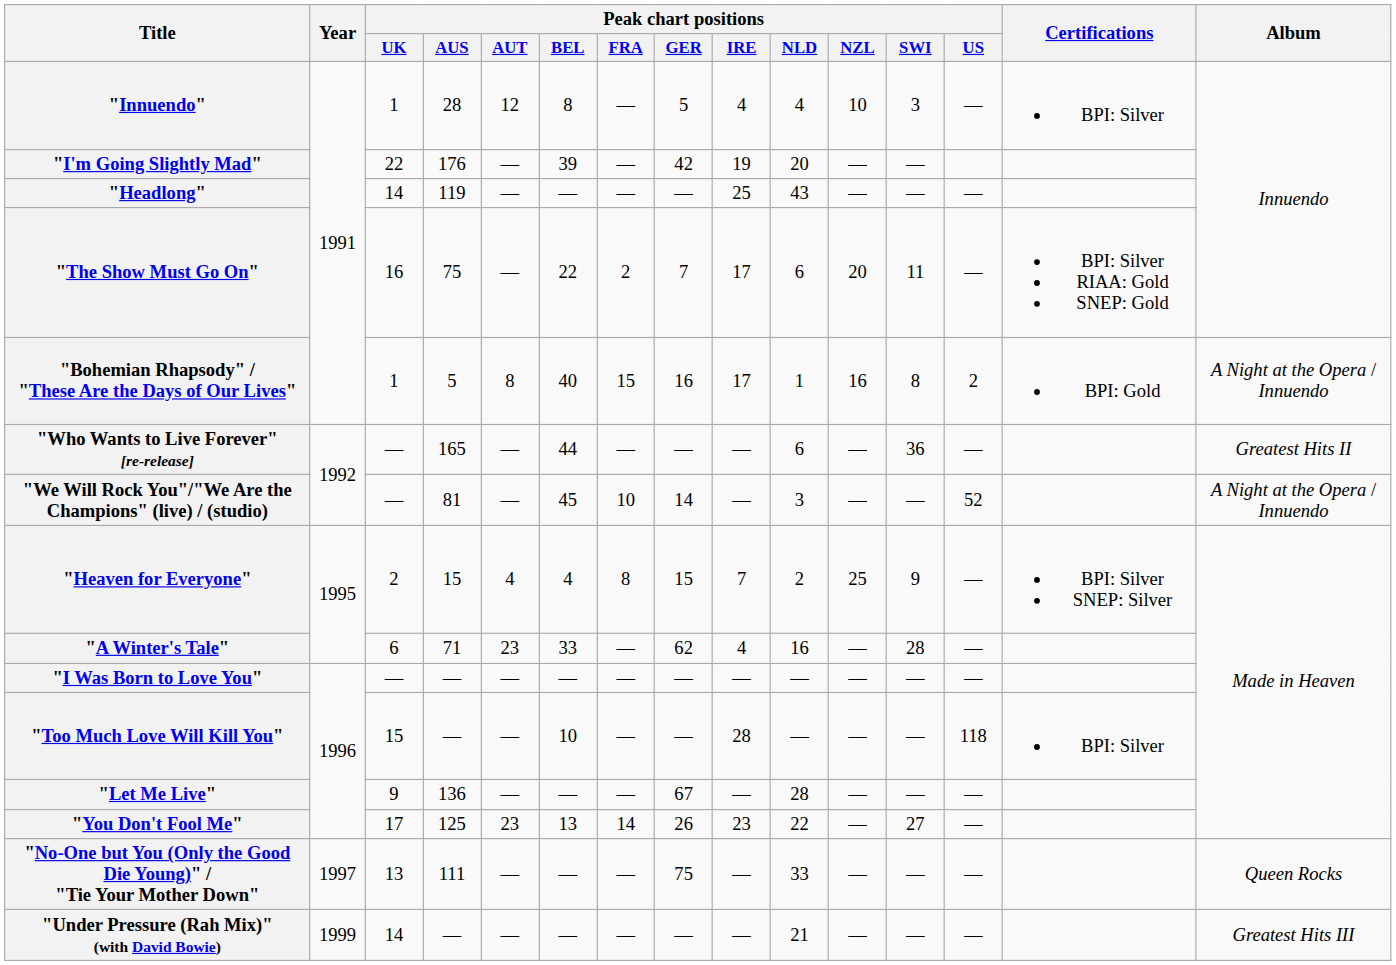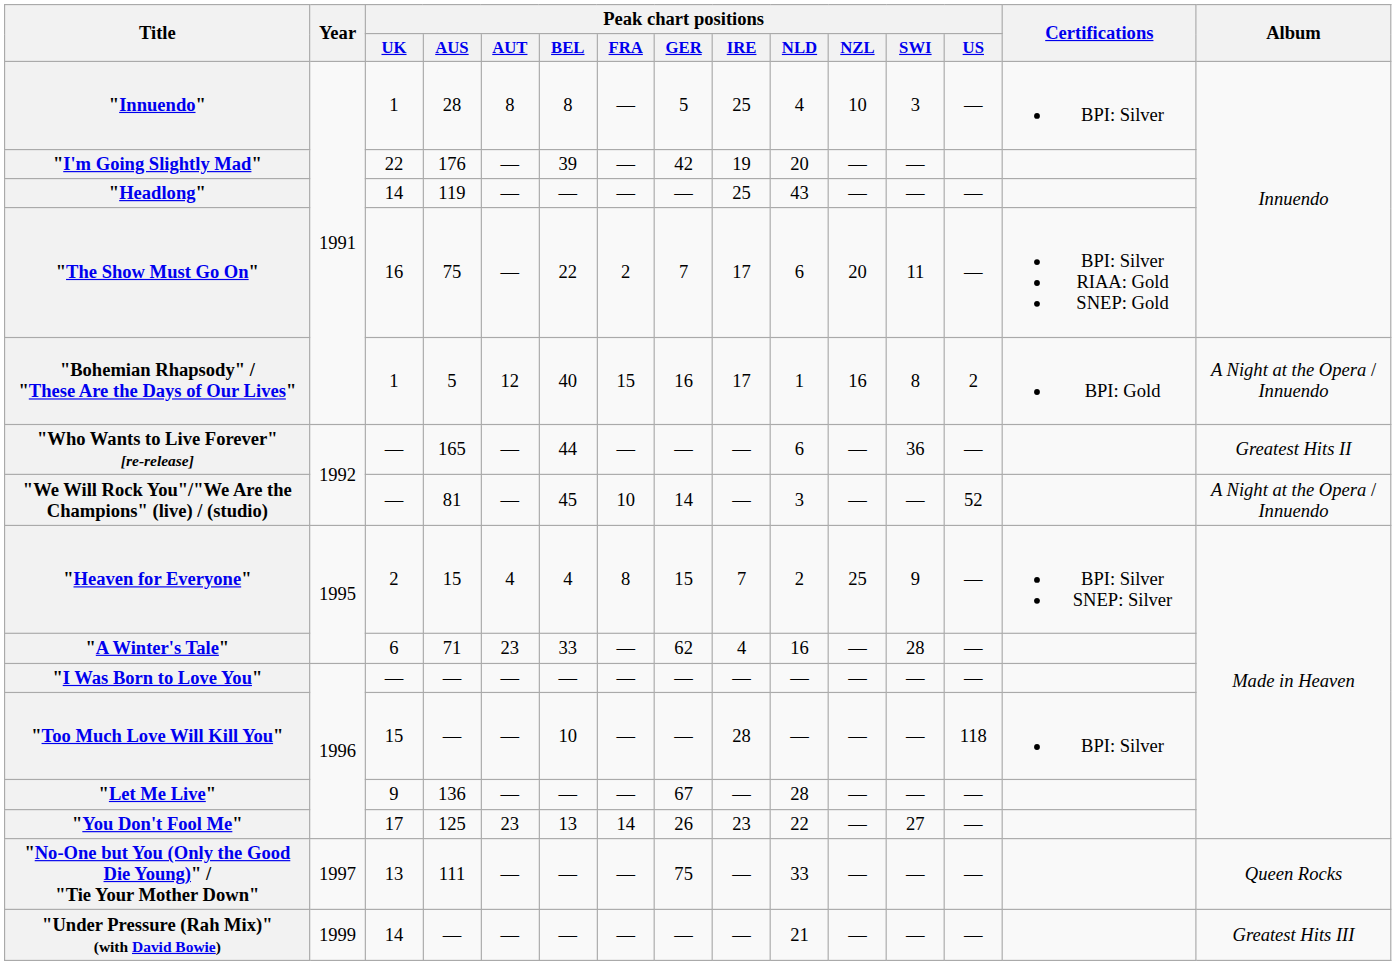(510, 105) 12 -> (510, 105) 8
(742, 105) 4 -> (742, 105) 25
(510, 380) 8 -> (510, 380) 12
